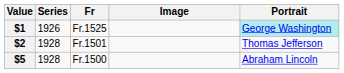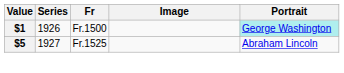(90, 28) Fr.1525 -> (90, 28) Fr.1500
- row: (20, 44)
(49, 60) 1928 -> (49, 44) 1927
(90, 60) Fr.1500 -> (90, 44) Fr.1525
